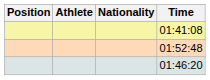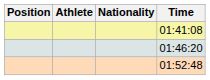rows swapped: (181, 65) <-> (181, 48)
